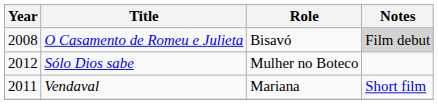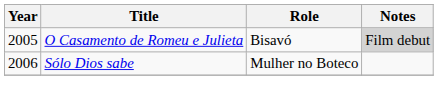(23, 39) 2008 -> (23, 39) 2005
(23, 63) 2012 -> (23, 63) 2006
- row: (72, 87)
